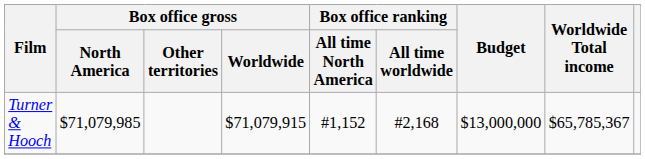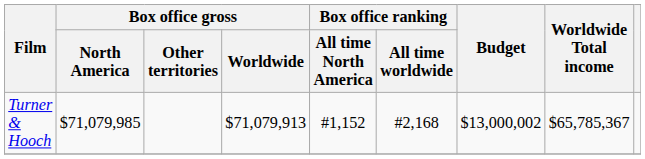(266, 123) $71,079,915 -> (266, 123) $71,079,913
(501, 123) $13,000,000 -> (501, 123) $13,000,002
